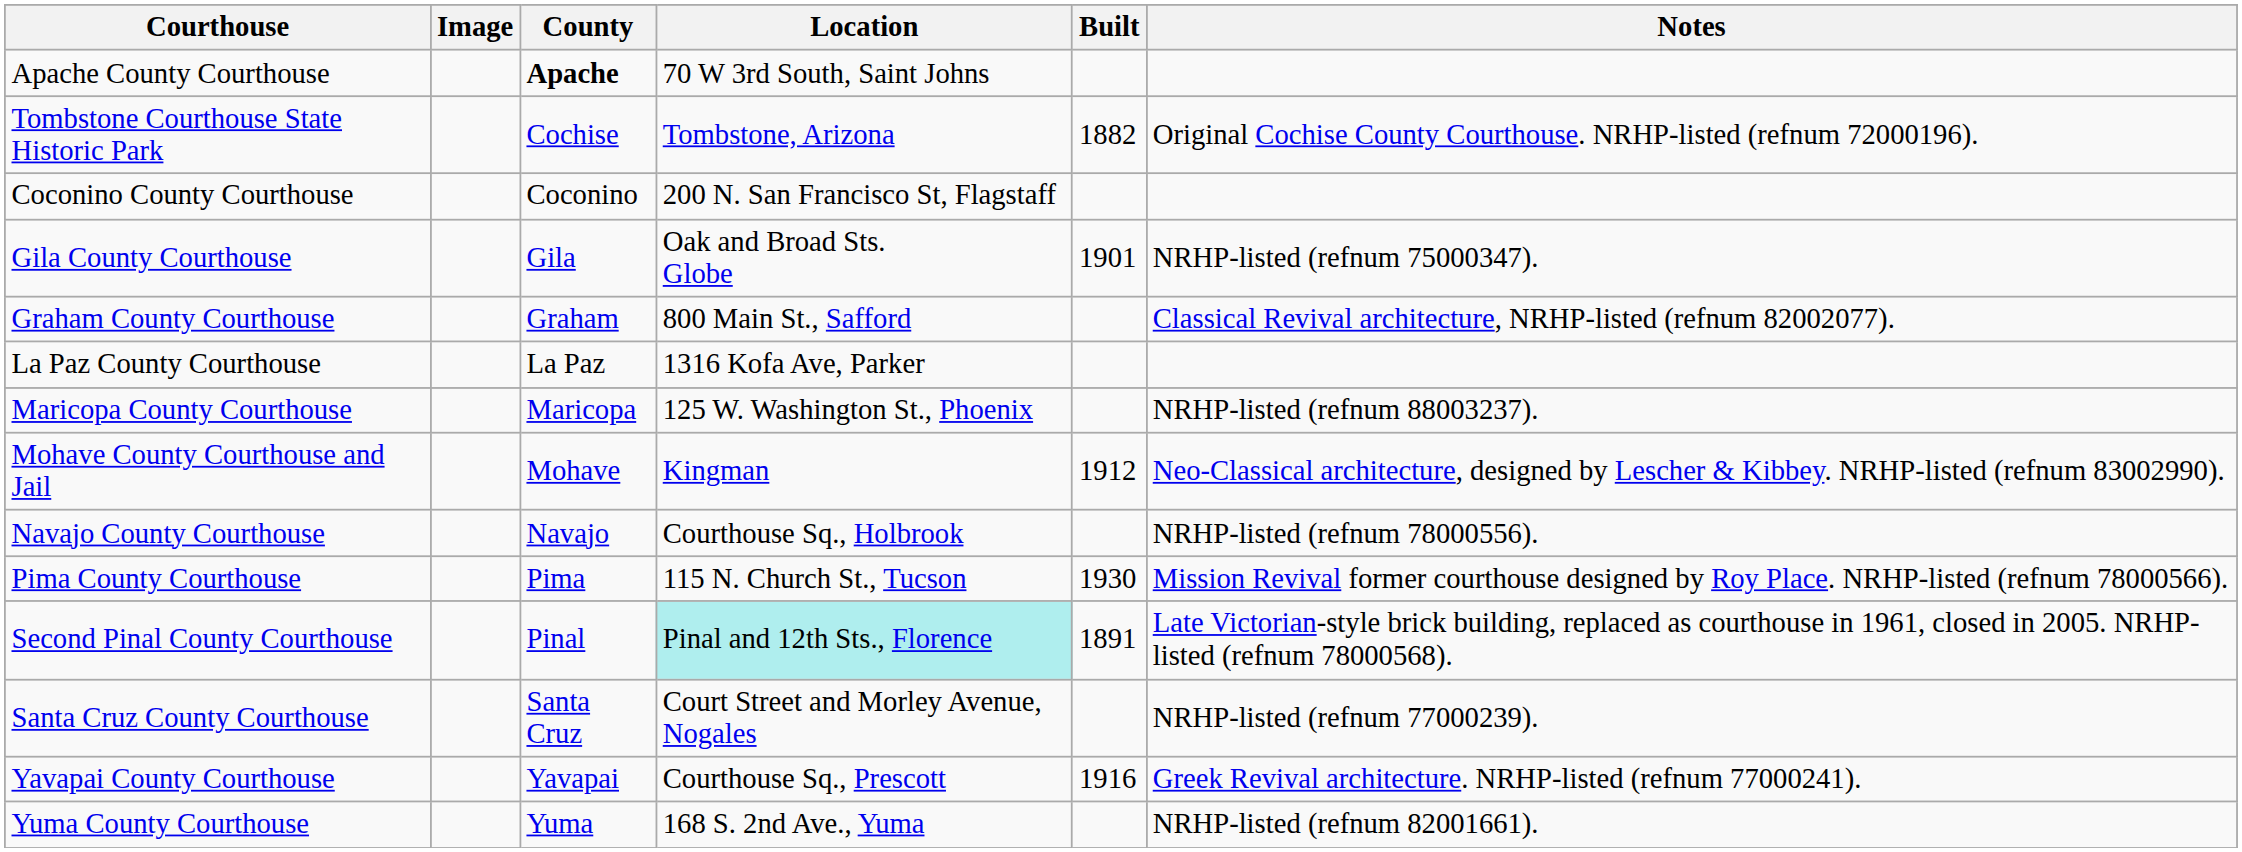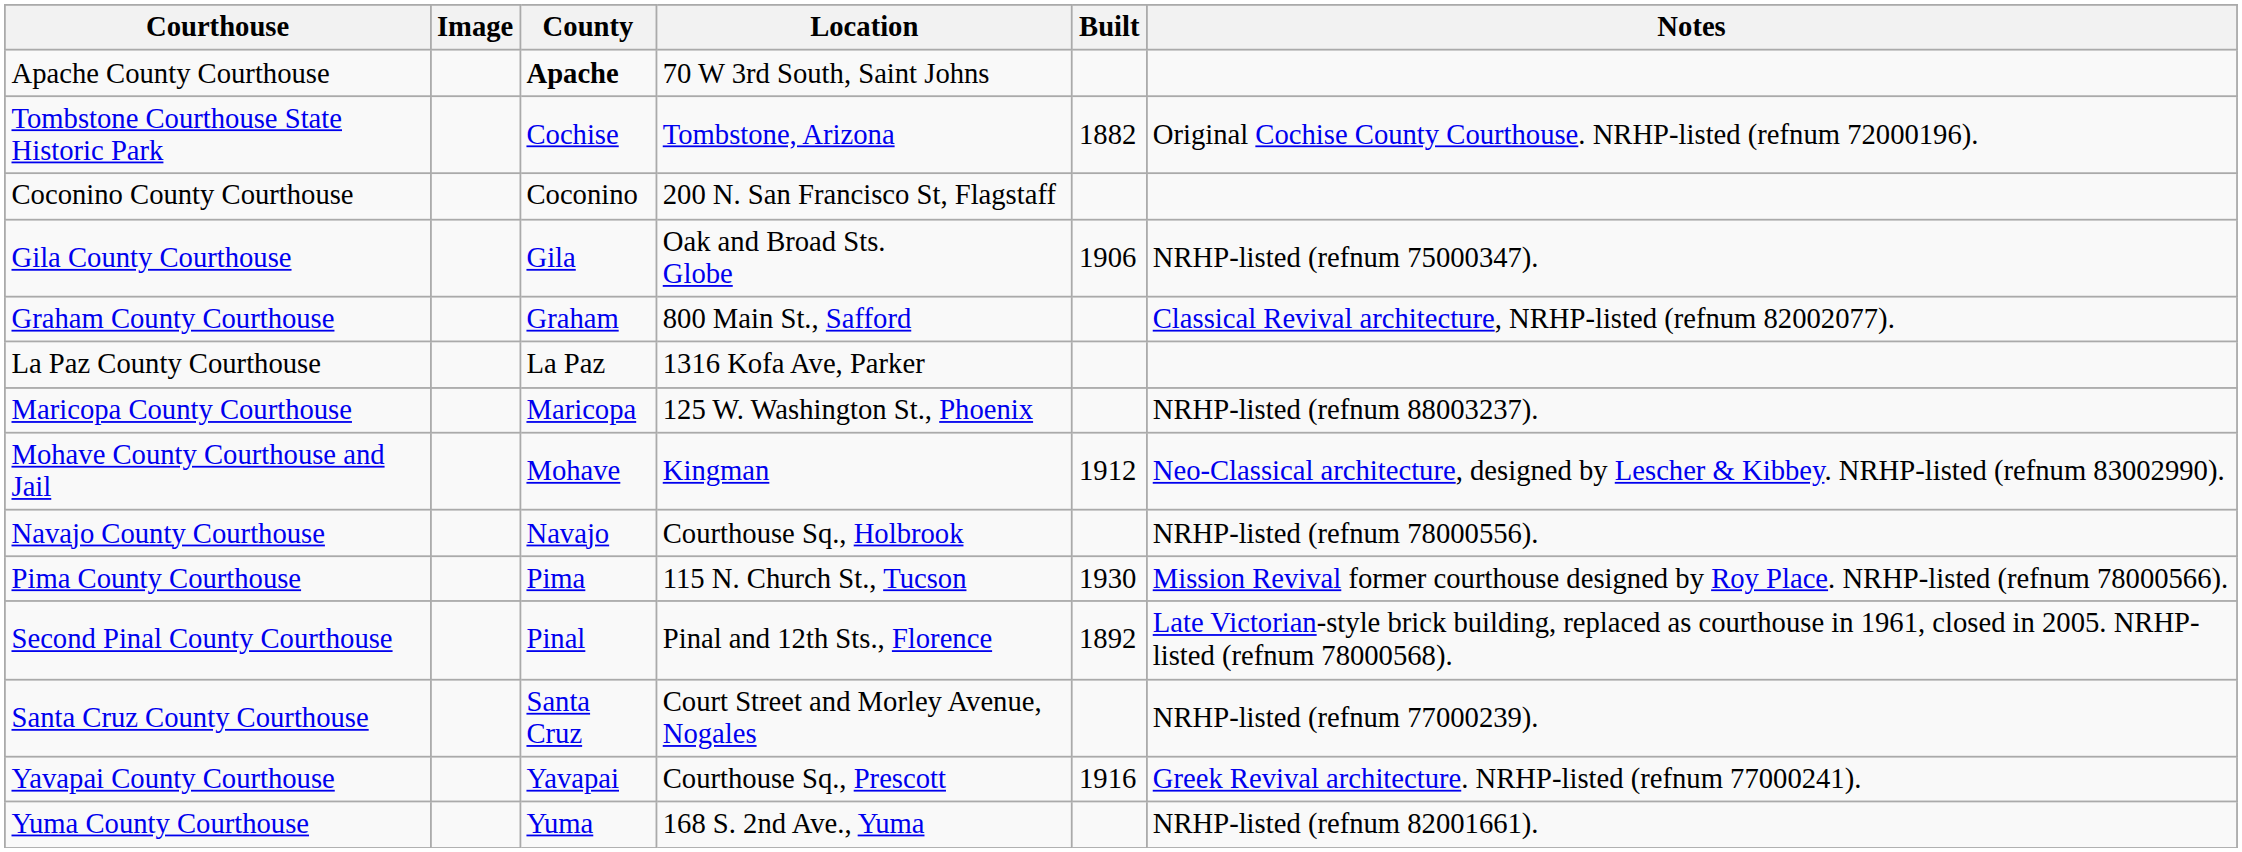(1108, 257) 1901 -> (1108, 257) 1906
(827, 639) paleturquoise background -> (827, 639) no background
(1108, 639) 1891 -> (1108, 639) 1892
